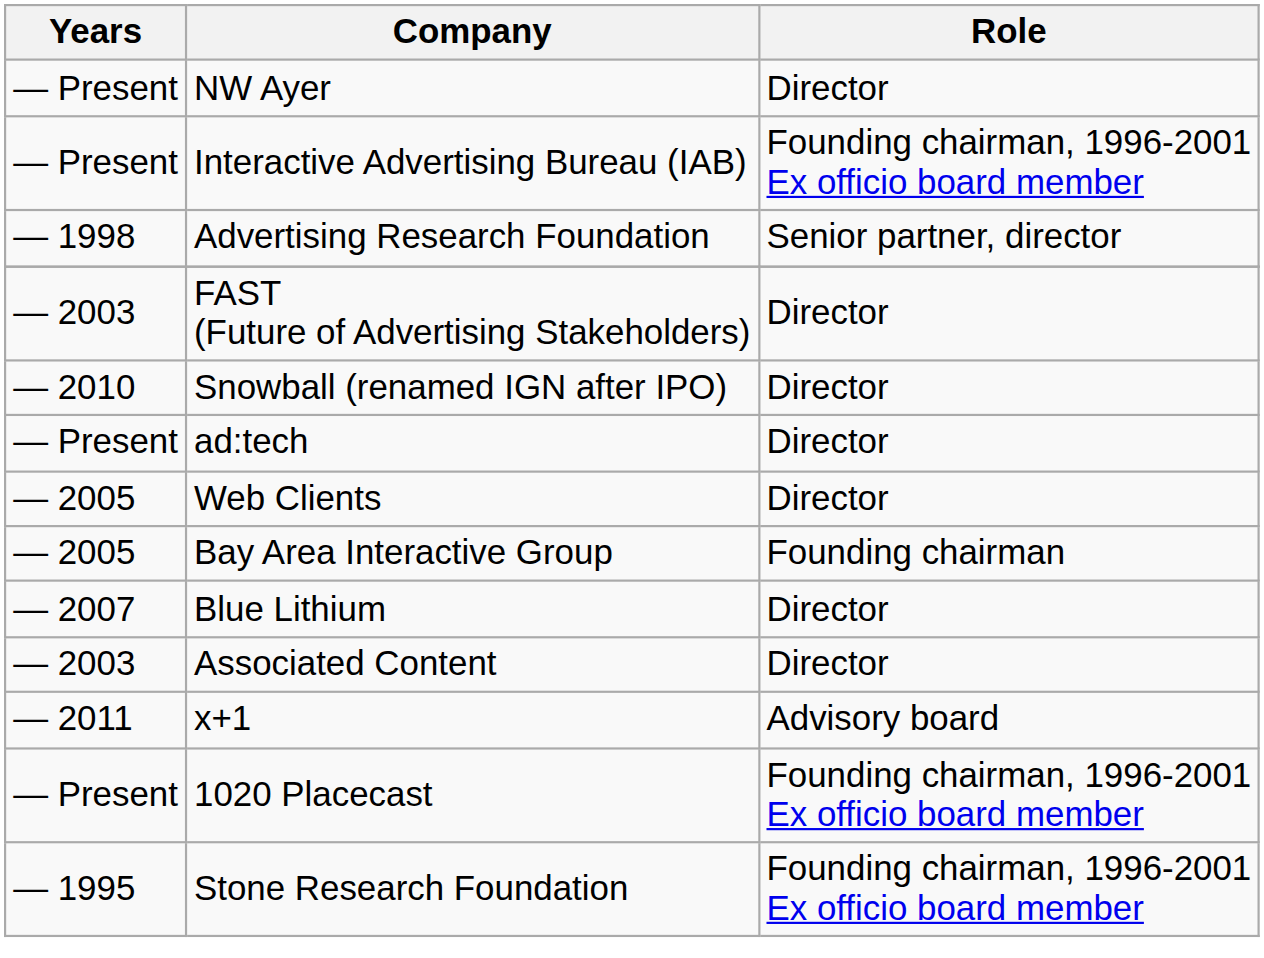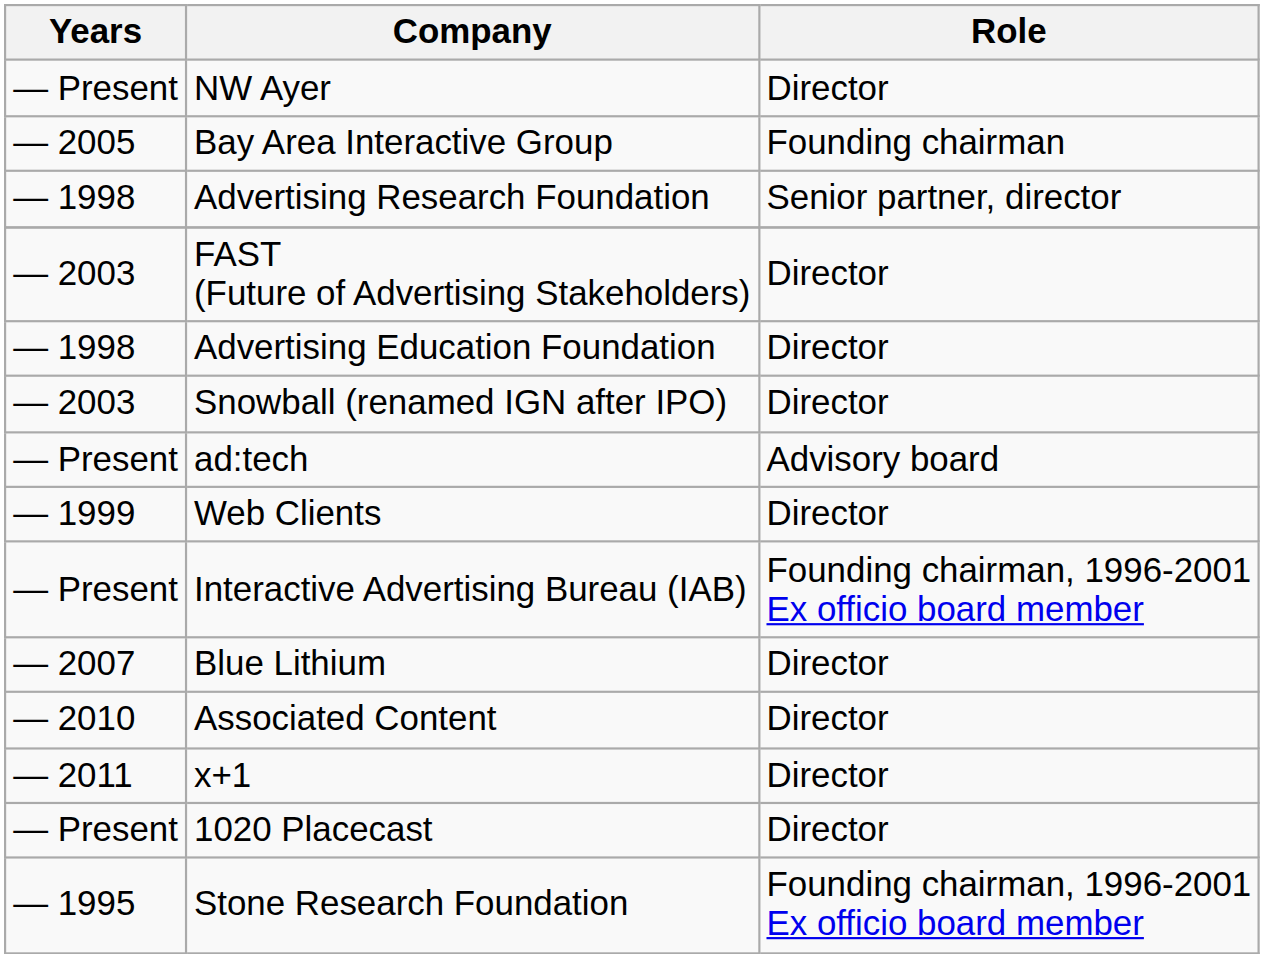rows swapped: (470, 162) <-> (403, 553)
+ row: (455, 347)
(74, 387) — 2010 -> (74, 403) — 2003
(828, 442) Director -> (883, 458) Advisory board
(74, 497) — 2005 -> (74, 513) — 1999
(74, 663) — 2003 -> (74, 719) — 2010
(883, 719) Advisory board -> (828, 774) Director
(1009, 794) Founding chairman, 1996-2001 Ex officio board member -> (828, 829) Director
